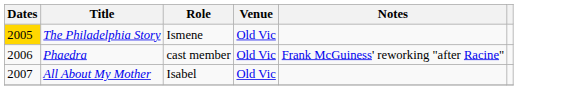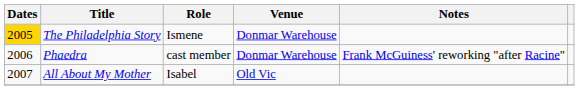(256, 34) Old Vic -> (287, 34) Donmar Warehouse
(256, 54) Old Vic -> (287, 54) Donmar Warehouse
